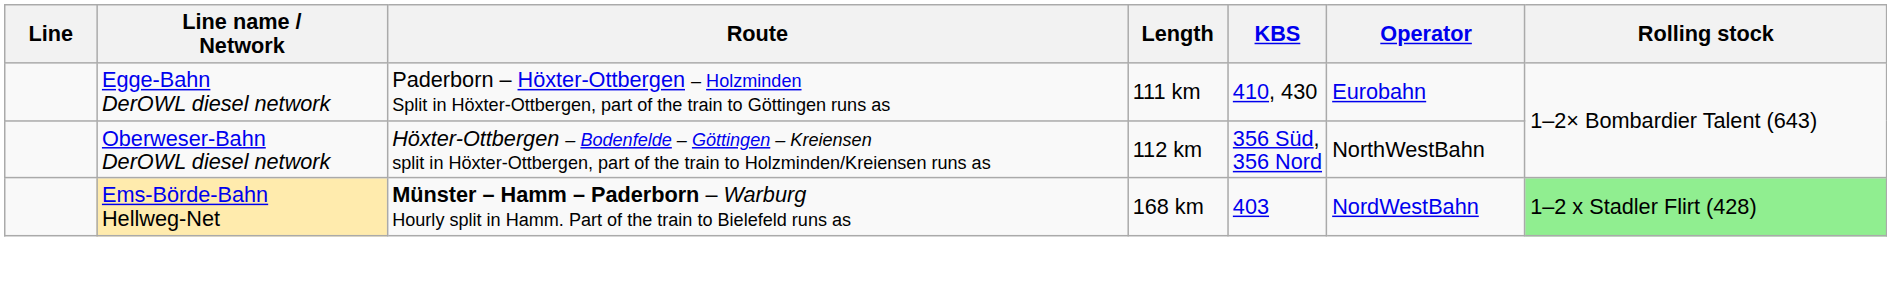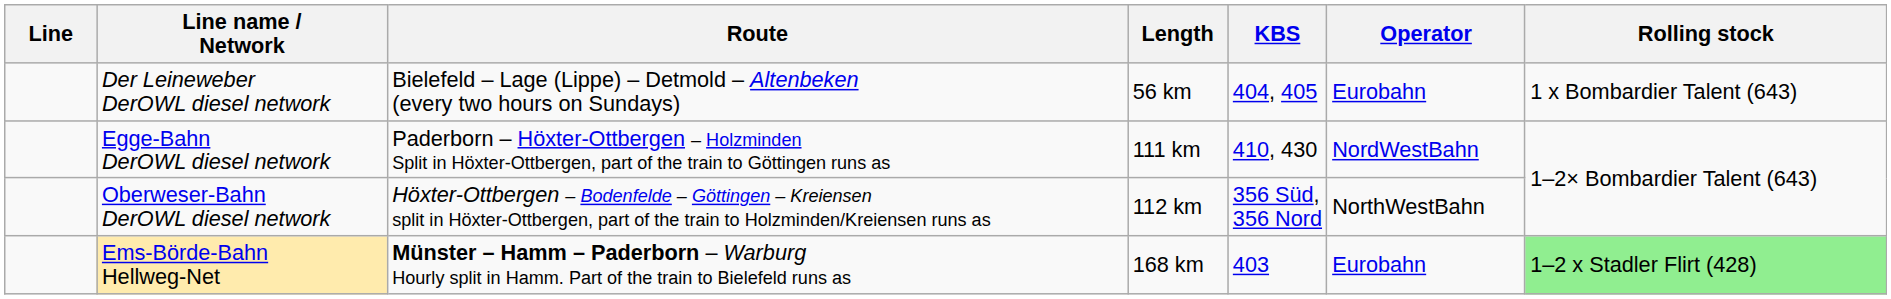+ row: (216, 91)
(1379, 91) Eurobahn -> (1405, 149) NordWestBahn
(1405, 207) NordWestBahn -> (1379, 265) Eurobahn
